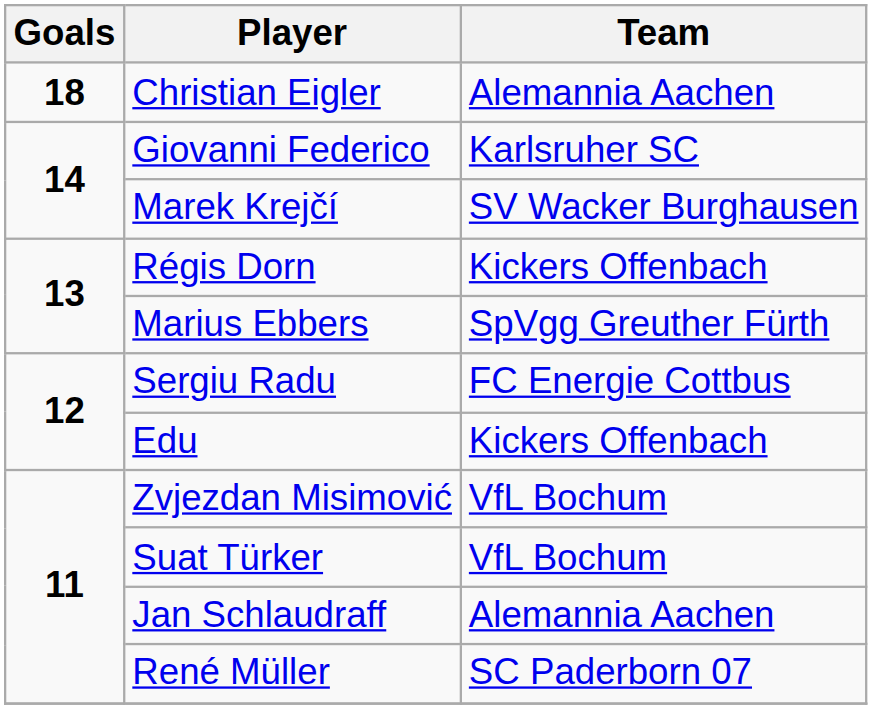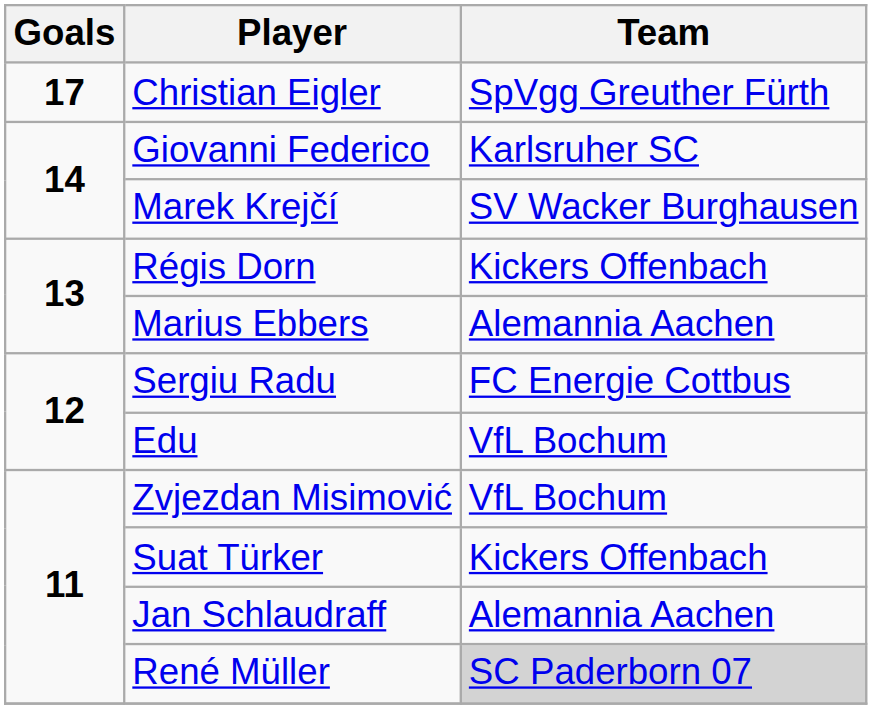(64, 91) 18 -> (64, 91) 17
(622, 91) Alemannia Aachen -> (649, 91) SpVgg Greuther Fürth
(649, 324) SpVgg Greuther Fürth -> (622, 324) Alemannia Aachen
(618, 440) Kickers Offenbach -> (568, 440) VfL Bochum
(568, 556) VfL Bochum -> (618, 556) Kickers Offenbach
(610, 672) no background -> (610, 672) lightgrey background
